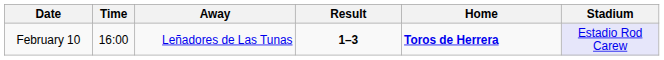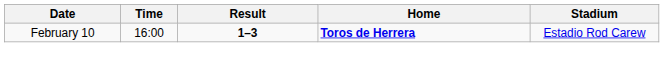- column: (215, 14)
(610, 39) lavender background -> (594, 33) no background
